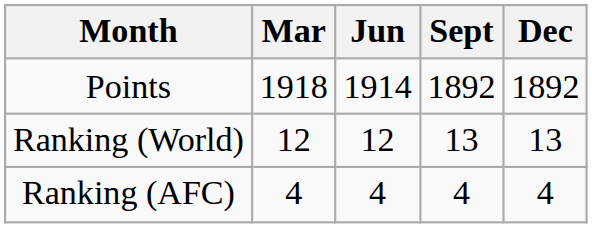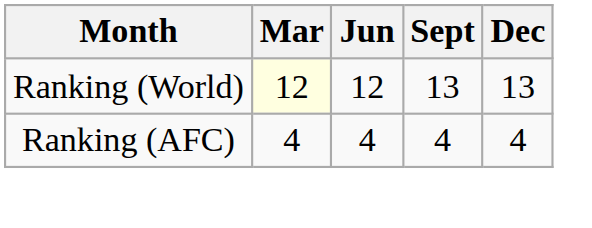- row: (128, 85)
(294, 139) no background -> (292, 85) lightyellow background
